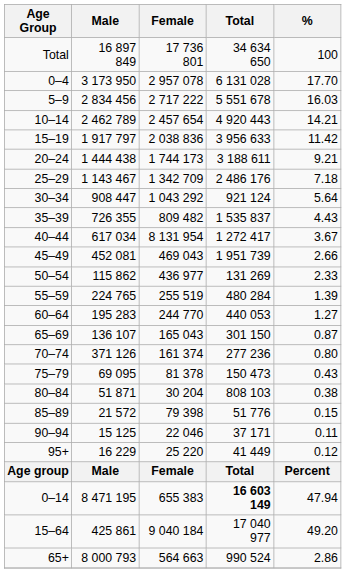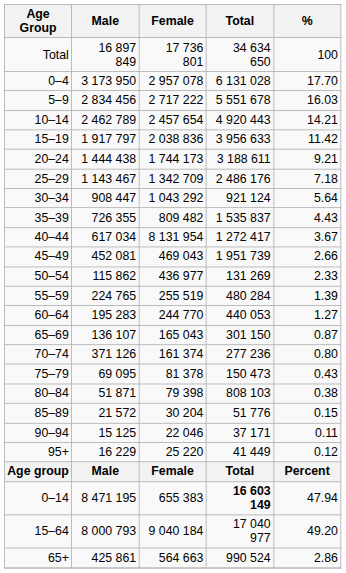(185, 393) 30 204 -> (185, 393) 79 398
(185, 413) 79 398 -> (185, 413) 30 204
(114, 531) 425 861 -> (109, 531) 8 000 793
(109, 558) 8 000 793 -> (114, 558) 425 861
